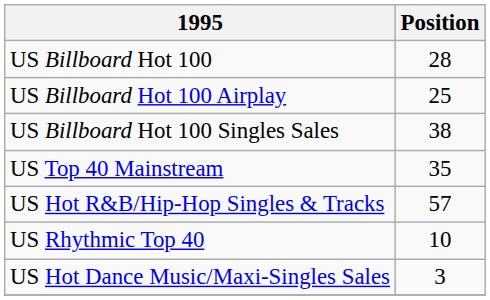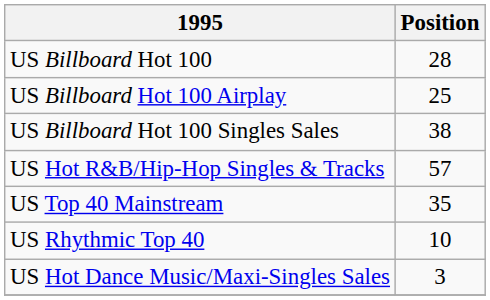rows swapped: (197, 204) <-> (117, 167)
